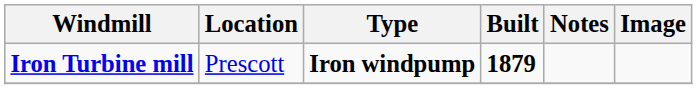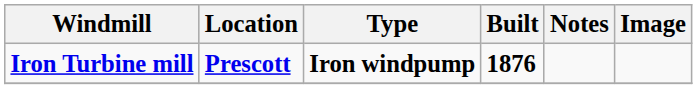(245, 63) normal -> (248, 63) bold
(511, 63) 1879 -> (511, 63) 1876
